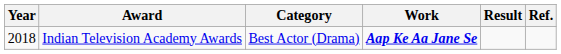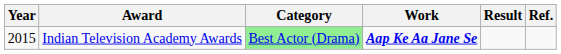(22, 37) 2018 -> (22, 37) 2015
(304, 37) no background -> (304, 37) lightgreen background
